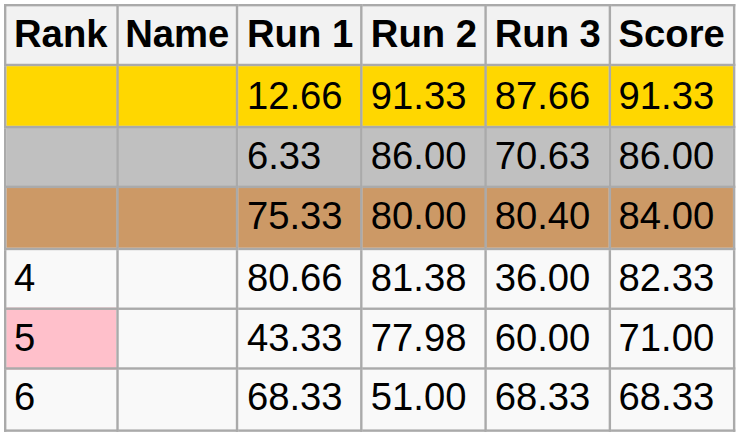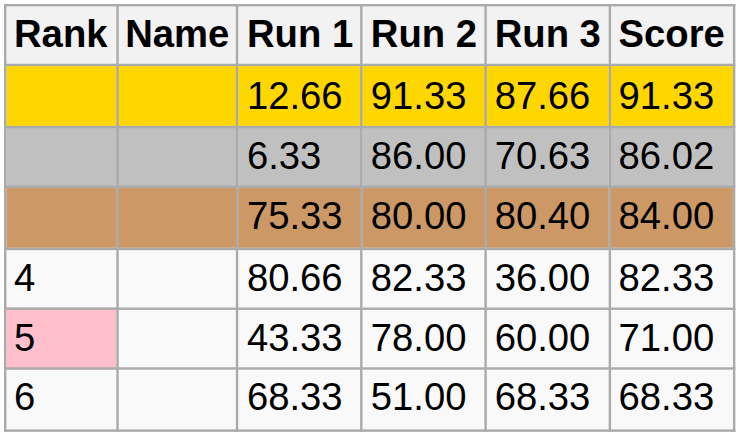(666, 156) 86.00 -> (666, 156) 86.02
(419, 277) 81.38 -> (419, 277) 82.33
(419, 338) 77.98 -> (419, 338) 78.00
